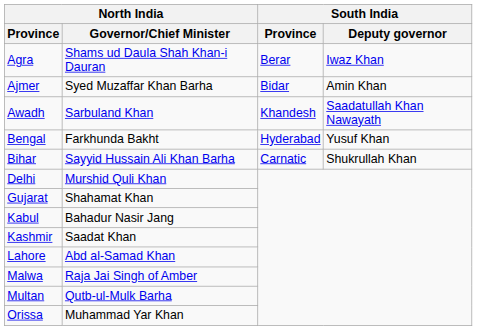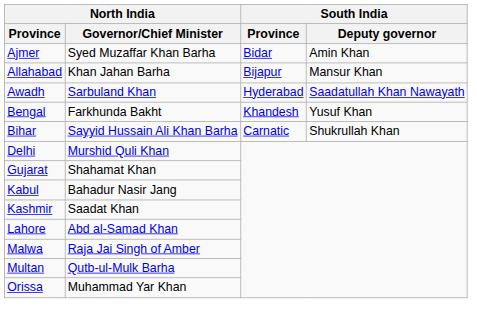- row: (20, 60)
+ row: (35, 72)
(288, 113) Khandesh -> (273, 92) Hyderabad
(290, 139) Hyderabad -> (271, 111) Khandesh
